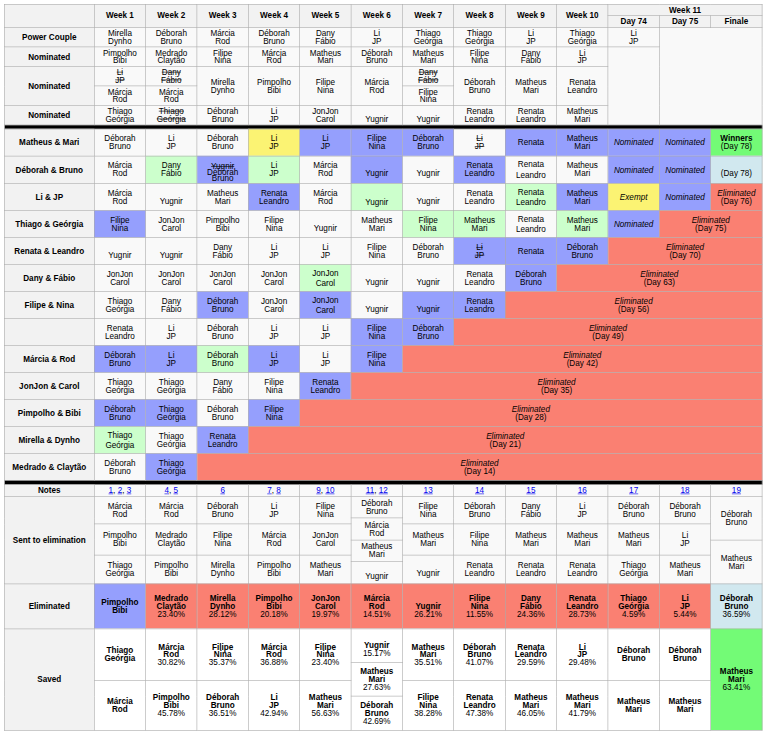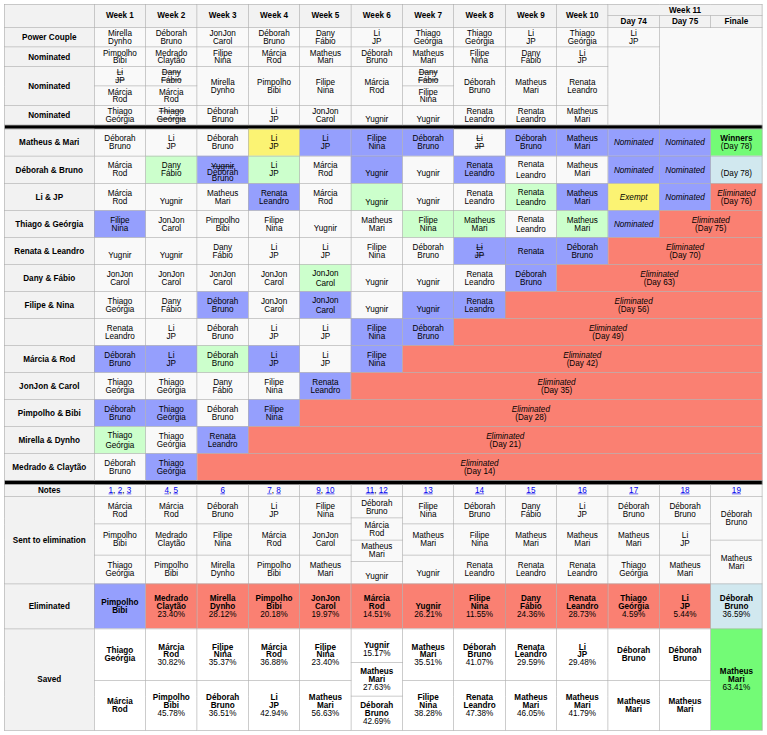(223, 37) Márcia Rod -> (223, 37) JonJon Carol
(531, 142) Renata -> (531, 142) Déborah Bruno
